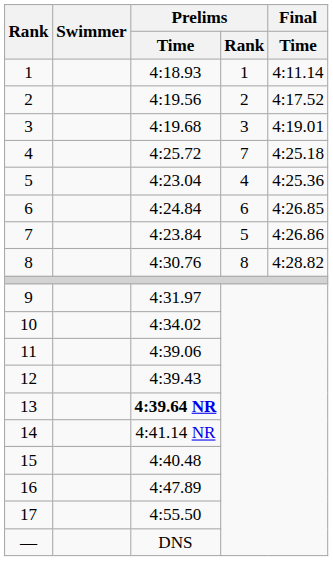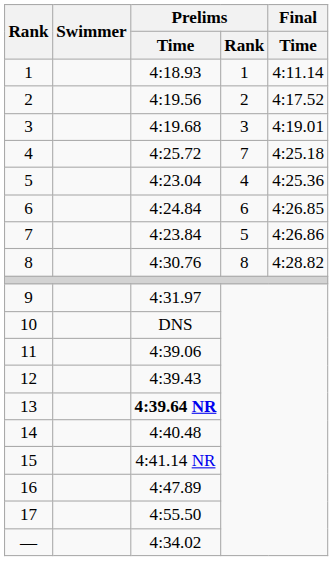(175, 324) 4:34.02 -> (175, 324) DNS
(176, 433) 4:41.14 NR -> (175, 433) 4:40.48
(175, 460) 4:40.48 -> (176, 460) 4:41.14 NR
(175, 541) DNS -> (175, 541) 4:34.02
